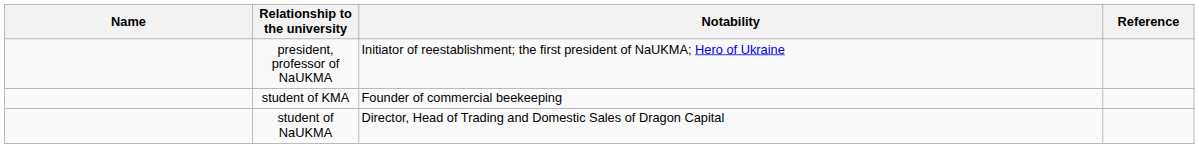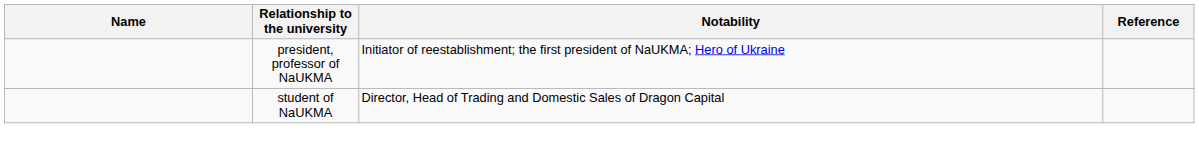- row: (306, 98)
